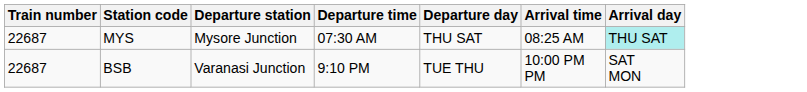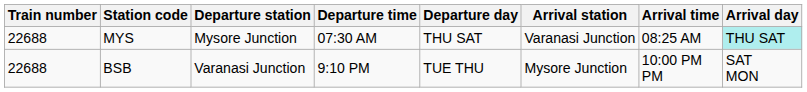+ column: (580, 15)
(27, 37) 22687 -> (27, 37) 22688
(27, 68) 22687 -> (27, 68) 22688
